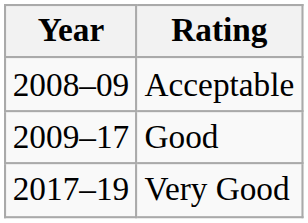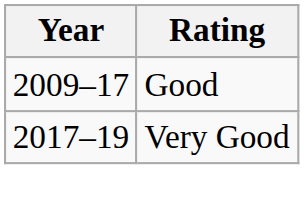- row: (219, 83)
